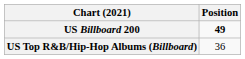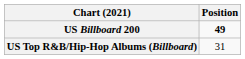(220, 46) 36 -> (220, 46) 31
